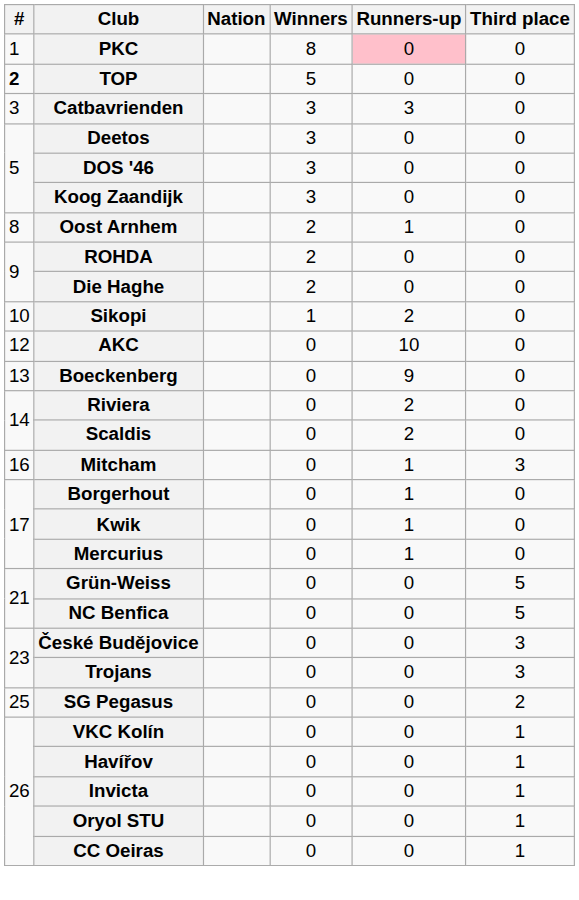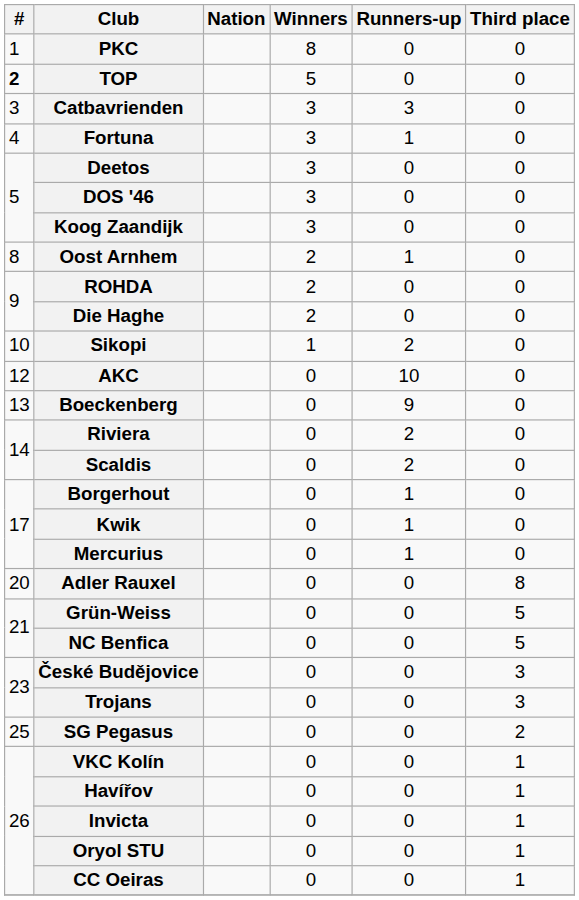(409, 49) pink background -> (409, 49) no background
+ row: (118, 138)
- row: (118, 464)
+ row: (118, 583)
